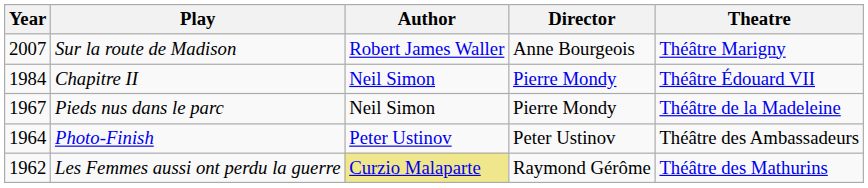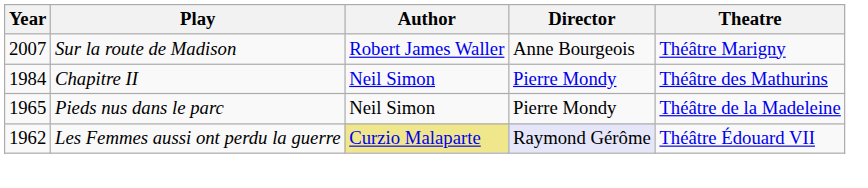(737, 78) Théâtre Édouard VII -> (744, 78) Théâtre des Mathurins
(28, 108) 1967 -> (28, 108) 1965
- row: (104, 138)
(582, 167) no background -> (582, 138) lavender background
(744, 167) Théâtre des Mathurins -> (737, 138) Théâtre Édouard VII
